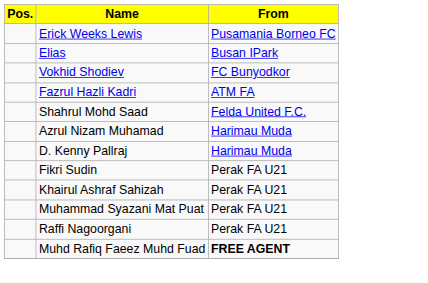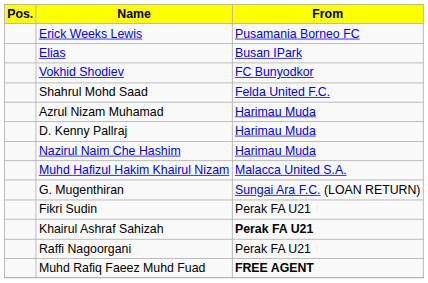- row: (88, 92)
+ row: (110, 151)
+ row: (134, 170)
+ row: (81, 190)
(249, 190) normal -> (274, 229) bold
- row: (121, 209)
